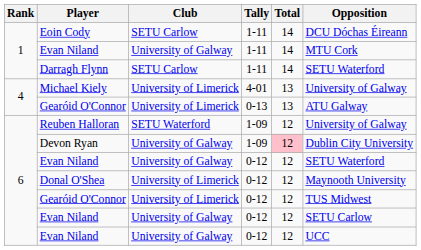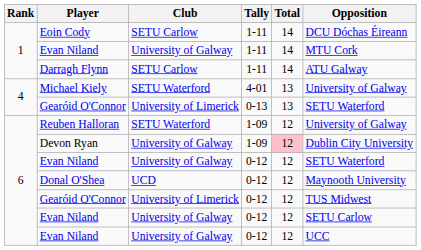(345, 69) SETU Waterford -> (336, 69) ATU Galway
(185, 87) University of Limerick -> (171, 87) SETU Waterford
(336, 106) ATU Galway -> (345, 106) SETU Waterford
(185, 180) University of Limerick -> (144, 180) UCD
